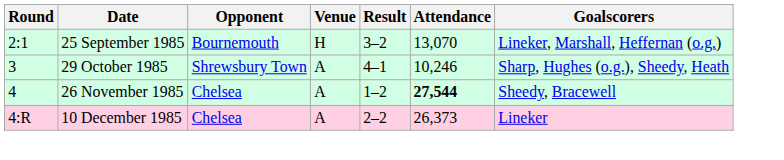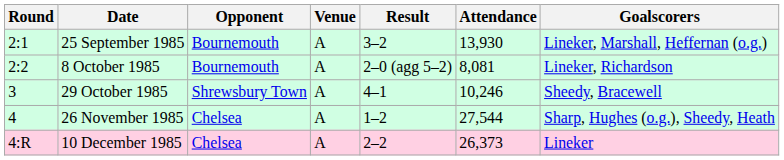(320, 42) H -> (320, 42) A
(435, 42) 13,070 -> (481, 42) 13,930
+ row: (111, 67)
(614, 67) Sharp, Hughes (o.g.), Sheedy, Heath -> (603, 92) Sheedy, Bracewell
(435, 92) bold -> (481, 117) normal
(557, 92) Sheedy, Bracewell -> (659, 117) Sharp, Hughes (o.g.), Sheedy, Heath
